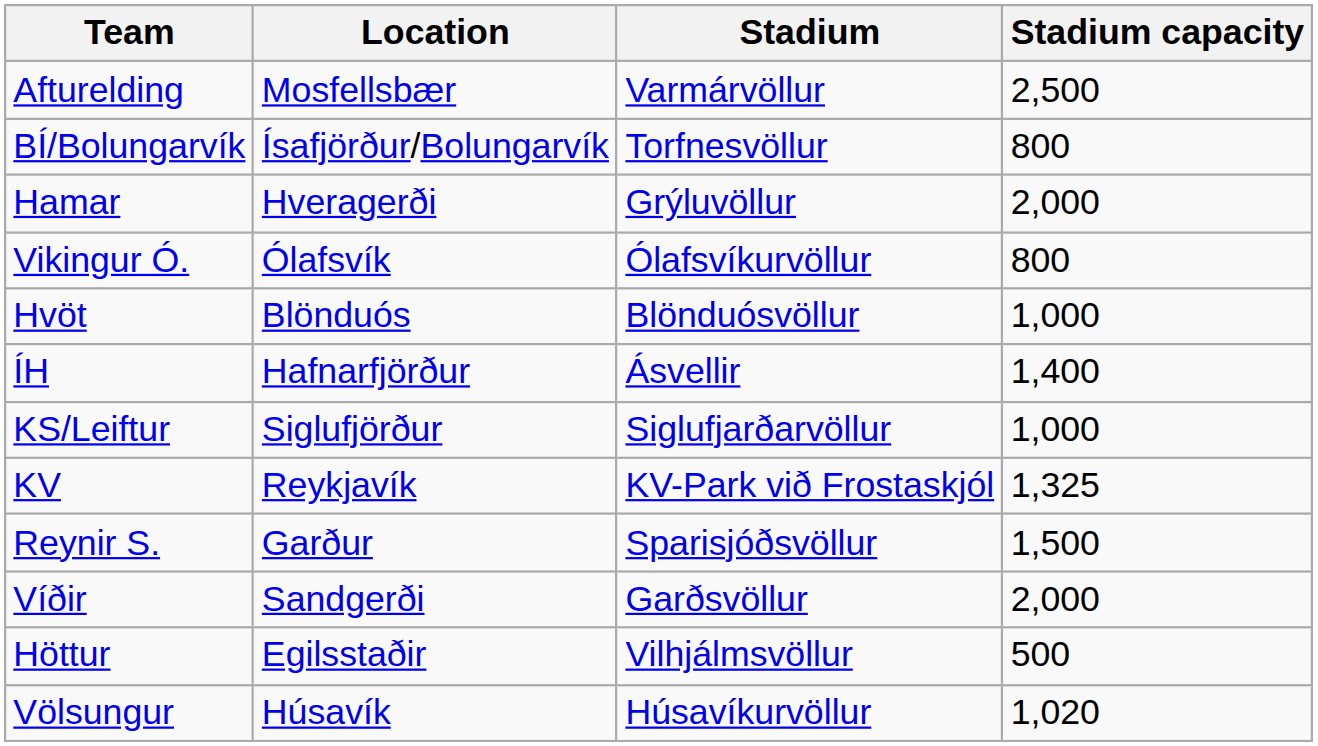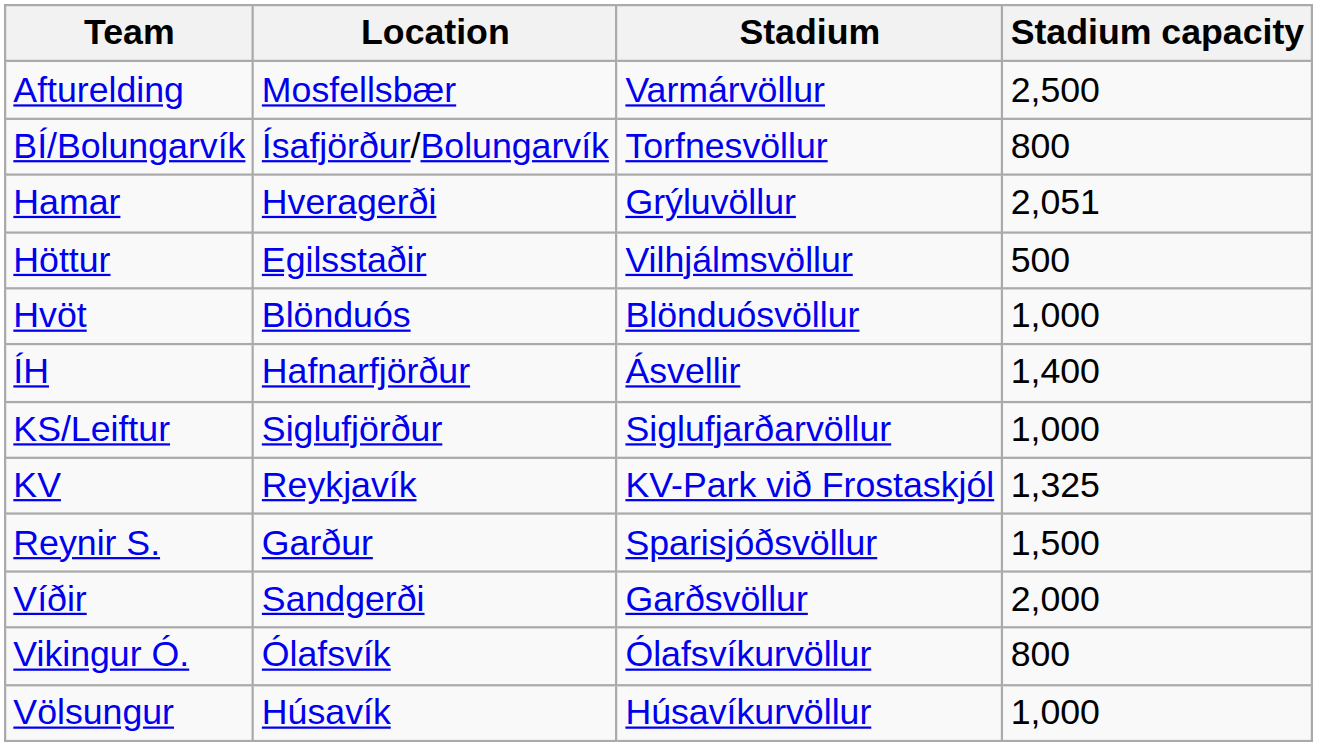(1055, 202) 2,000 -> (1055, 202) 2,051
rows swapped: (62, 655) <-> (101, 259)
(1055, 711) 1,020 -> (1055, 711) 1,000
